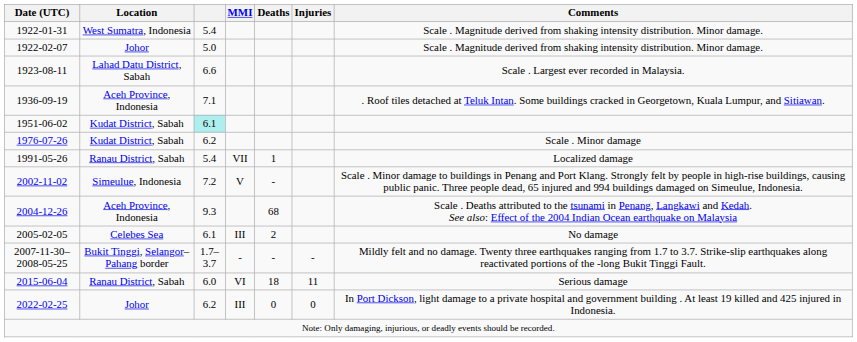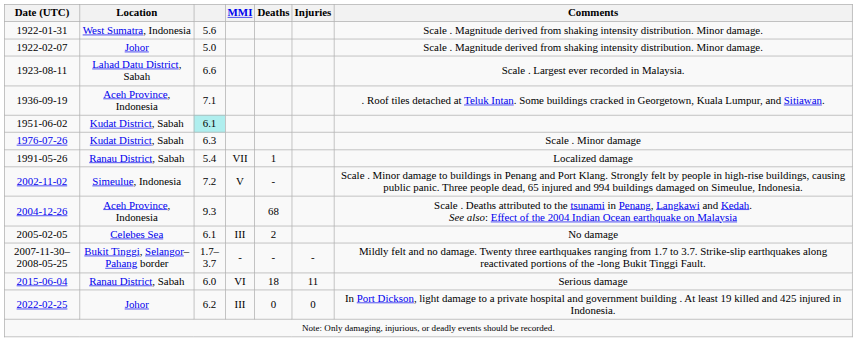(209, 30) 5.4 -> (209, 30) 5.6
(209, 141) 6.2 -> (209, 141) 6.3
